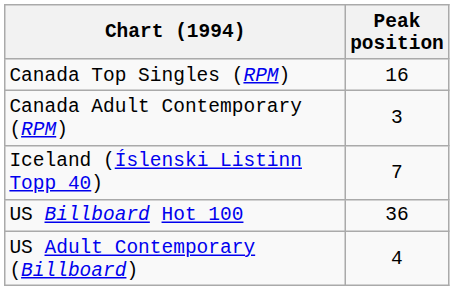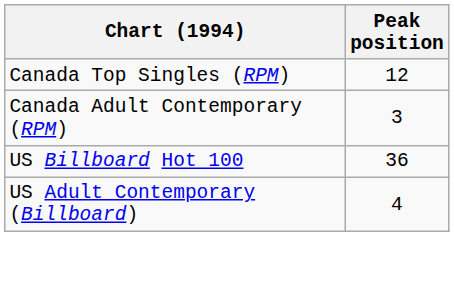(397, 75) 16 -> (397, 75) 12
- row: (156, 172)
